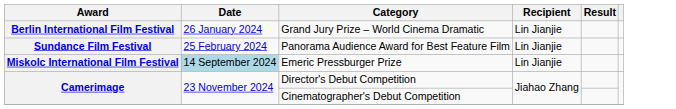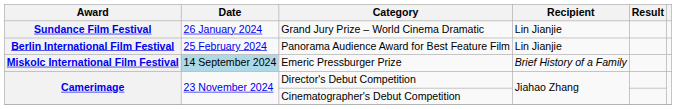(93, 29) Berlin International Film Festival -> (93, 29) Sundance Film Festival
(93, 46) Sundance Film Festival -> (93, 46) Berlin International Film Festival
(538, 63) Lin Jianjie -> (571, 63) Brief History of a Family
